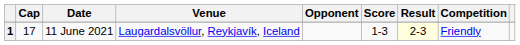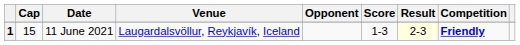(29, 31) 17 -> (29, 31) 15
(461, 31) normal -> (463, 31) bold
